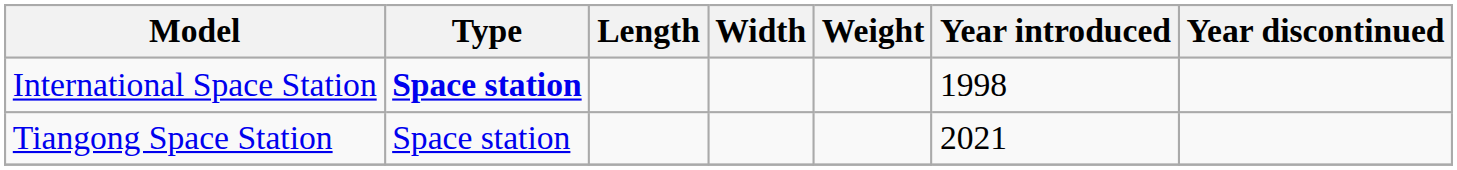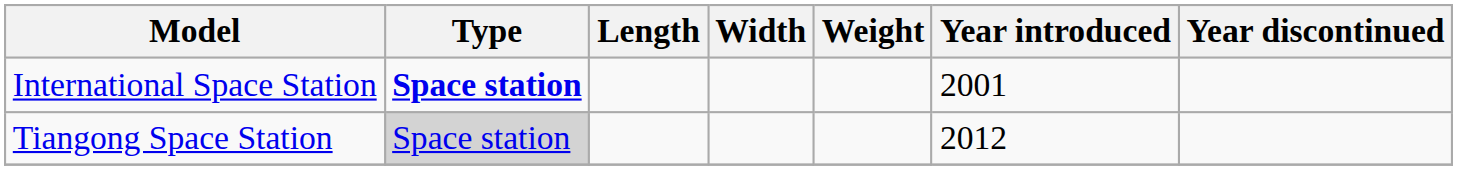(973, 84) 1998 -> (973, 84) 2001
(481, 137) no background -> (481, 137) lightgrey background
(973, 137) 2021 -> (973, 137) 2012
